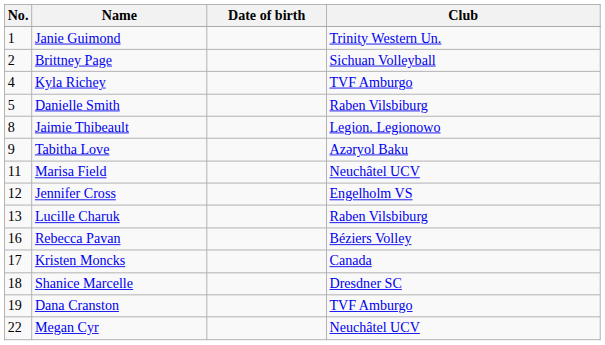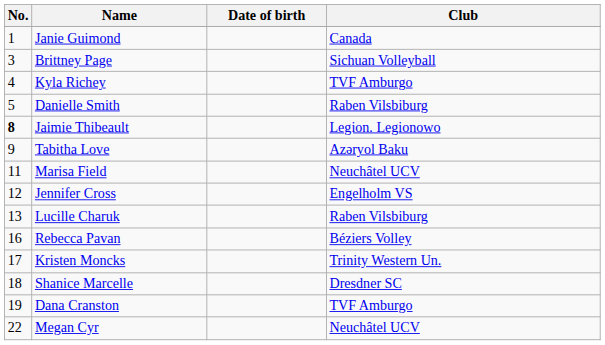(385, 37) Trinity Western Un. -> (351, 37) Canada
(11, 60) 2 -> (11, 60) 3
(11, 127) normal -> (11, 127) bold
(351, 261) Canada -> (385, 261) Trinity Western Un.
